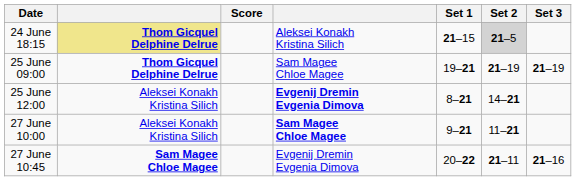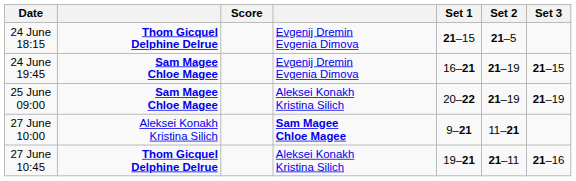(175, 38) khaki background -> (175, 38) no background
(315, 38) Aleksei Konakh Kristina Silich -> (317, 38) Evgenij Dremin Evgenia Dimova
(504, 38) lightgrey background -> (504, 38) no background
+ row: (31, 69)
(175, 69) Thom Gicquel Delphine Delrue -> (183, 99) Sam Magee Chloe Magee
(310, 69) Sam Magee Chloe Magee -> (315, 99) Aleksei Konakh Kristina Silich
(459, 69) 19–21 -> (459, 99) 20–22
- row: (31, 99)
(183, 161) Sam Magee Chloe Magee -> (175, 161) Thom Gicquel Delphine Delrue
(317, 161) Evgenij Dremin Evgenia Dimova -> (315, 161) Aleksei Konakh Kristina Silich
(459, 161) 20–22 -> (459, 161) 19–21
